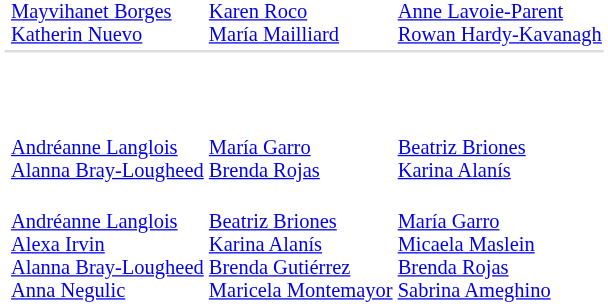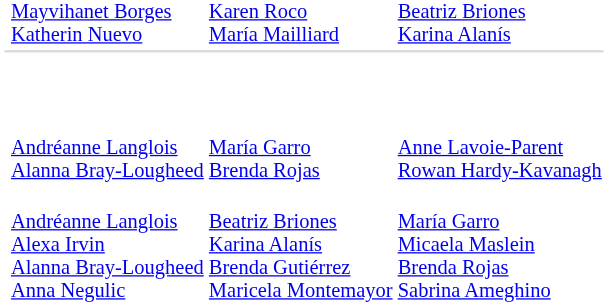(500, 22) Anne Lavoie-Parent Rowan Hardy-Kavanagh -> (462, 22) Beatriz Briones Karina Alanís
(462, 158) Beatriz Briones Karina Alanís -> (500, 158) Anne Lavoie-Parent Rowan Hardy-Kavanagh
